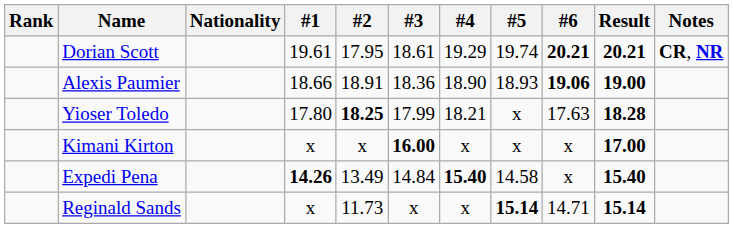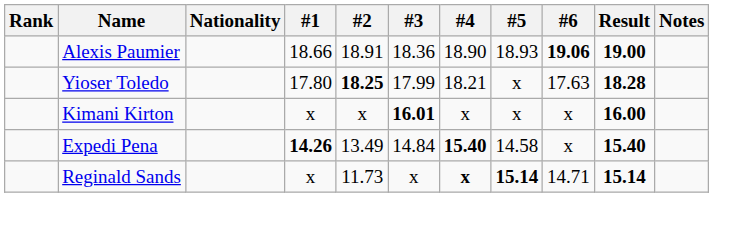- row: (110, 51)
(414, 145) 16.00 -> (414, 114) 16.01
(624, 145) 17.00 -> (624, 114) 16.00
(465, 208) normal -> (465, 176) bold
